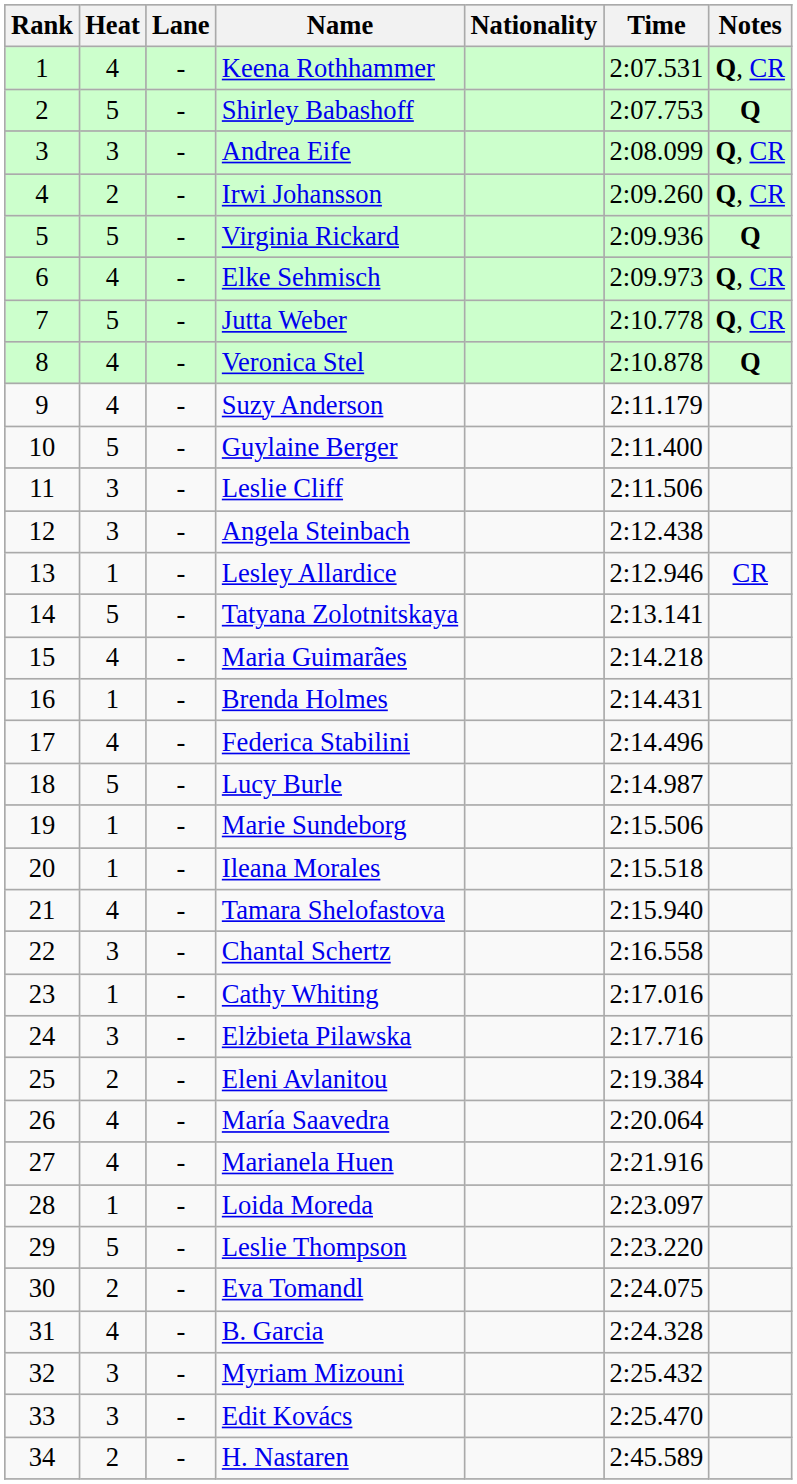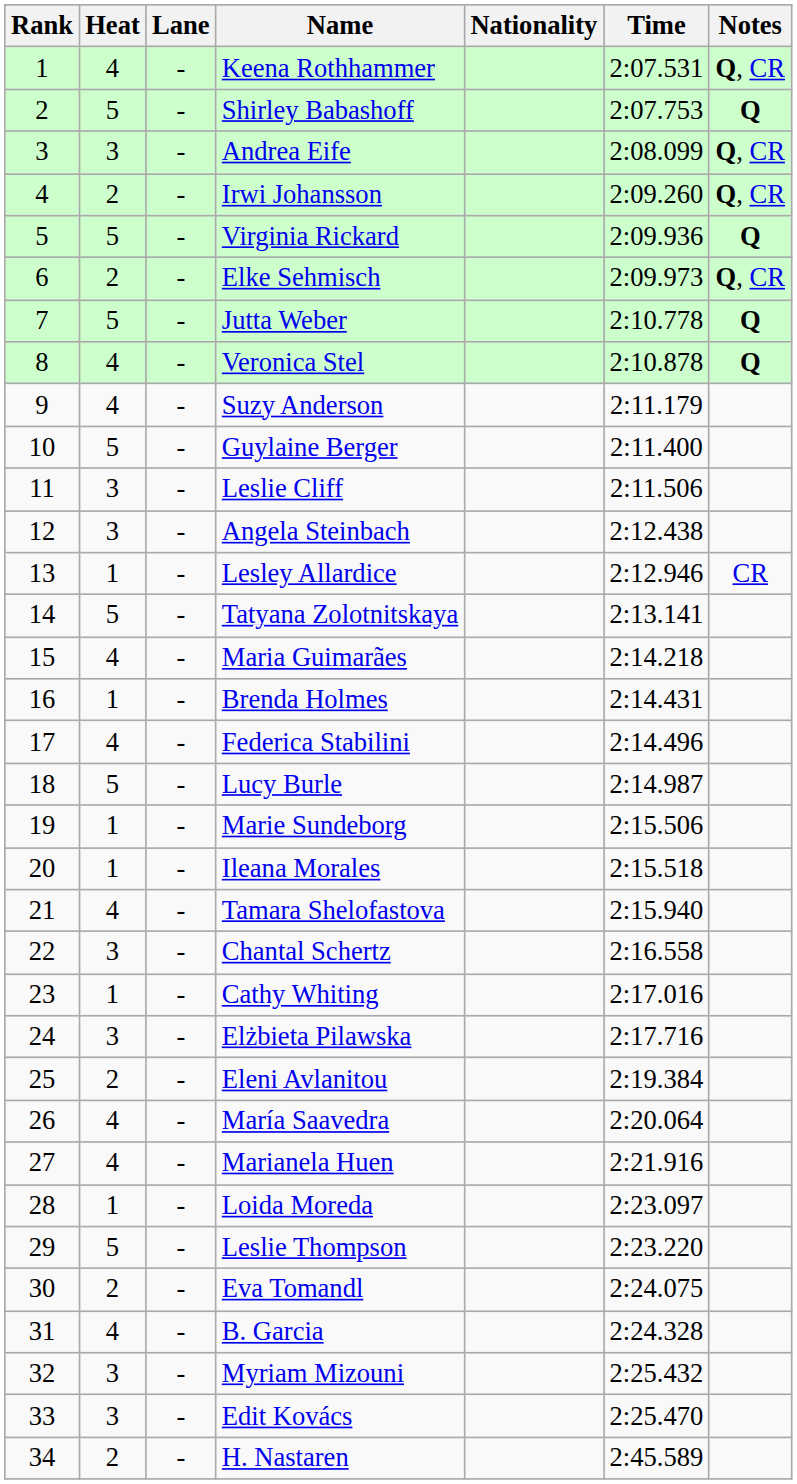(112, 278) 4 -> (112, 278) 2
(750, 320) Q, CR -> (750, 320) Q
